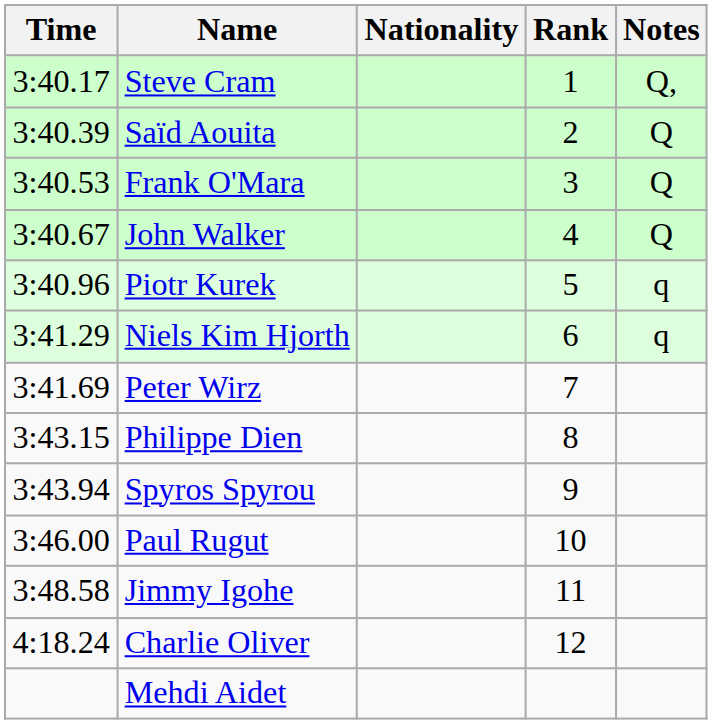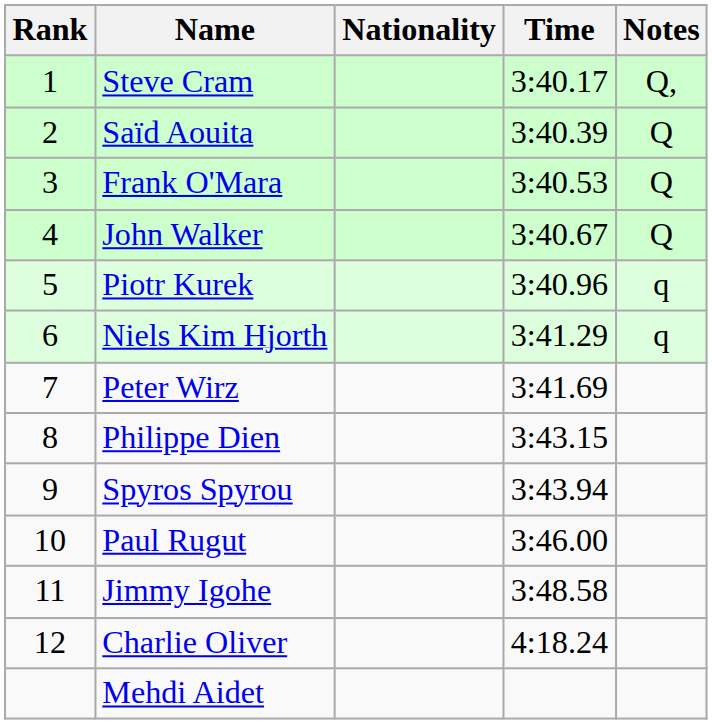columns swapped: (571, 30) <-> (61, 30)
